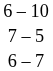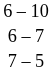rows swapped: (26, 61) <-> (26, 36)
